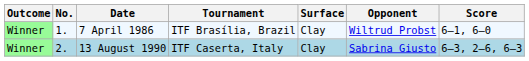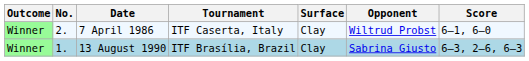(62, 30) 1. -> (62, 30) 2.
(233, 30) ITF Brasília, Brazil -> (227, 30) ITF Caserta, Italy
(62, 47) 2. -> (62, 47) 1.
(227, 47) ITF Caserta, Italy -> (233, 47) ITF Brasília, Brazil
